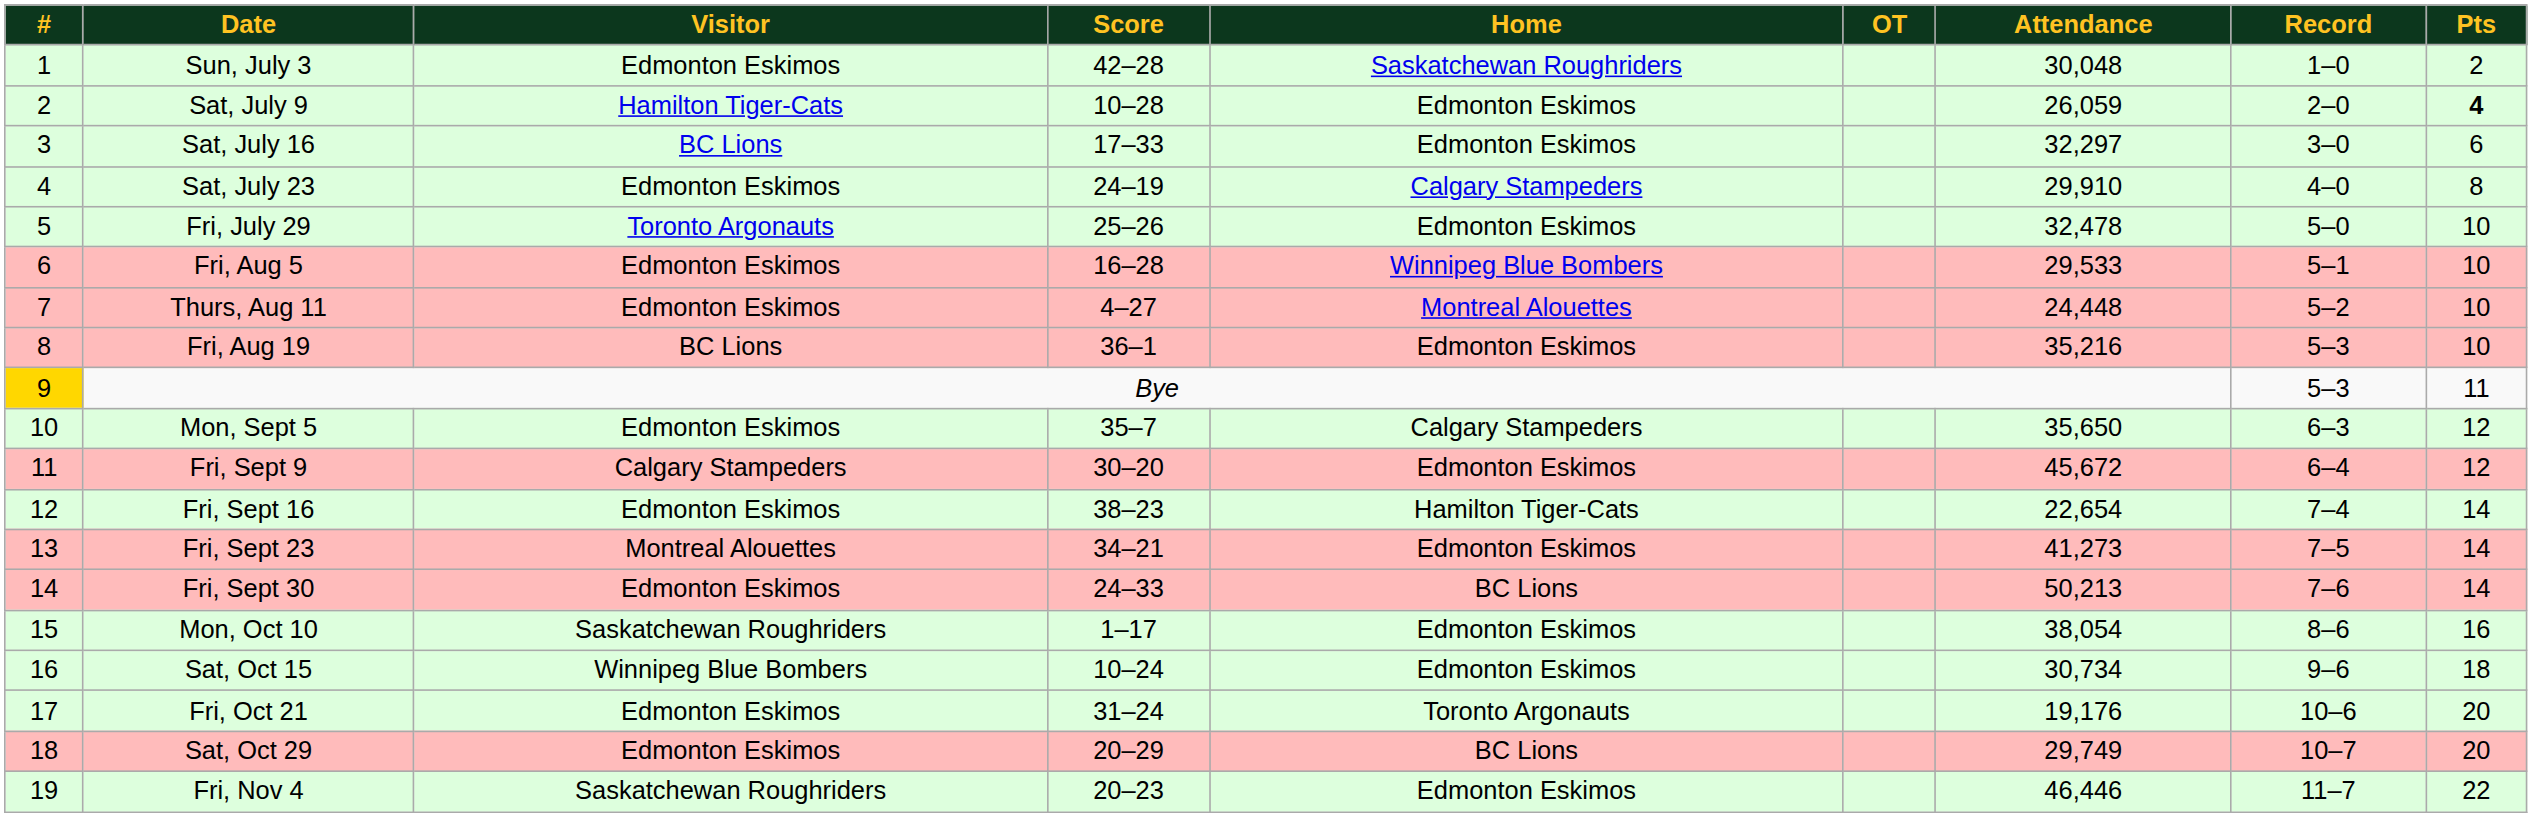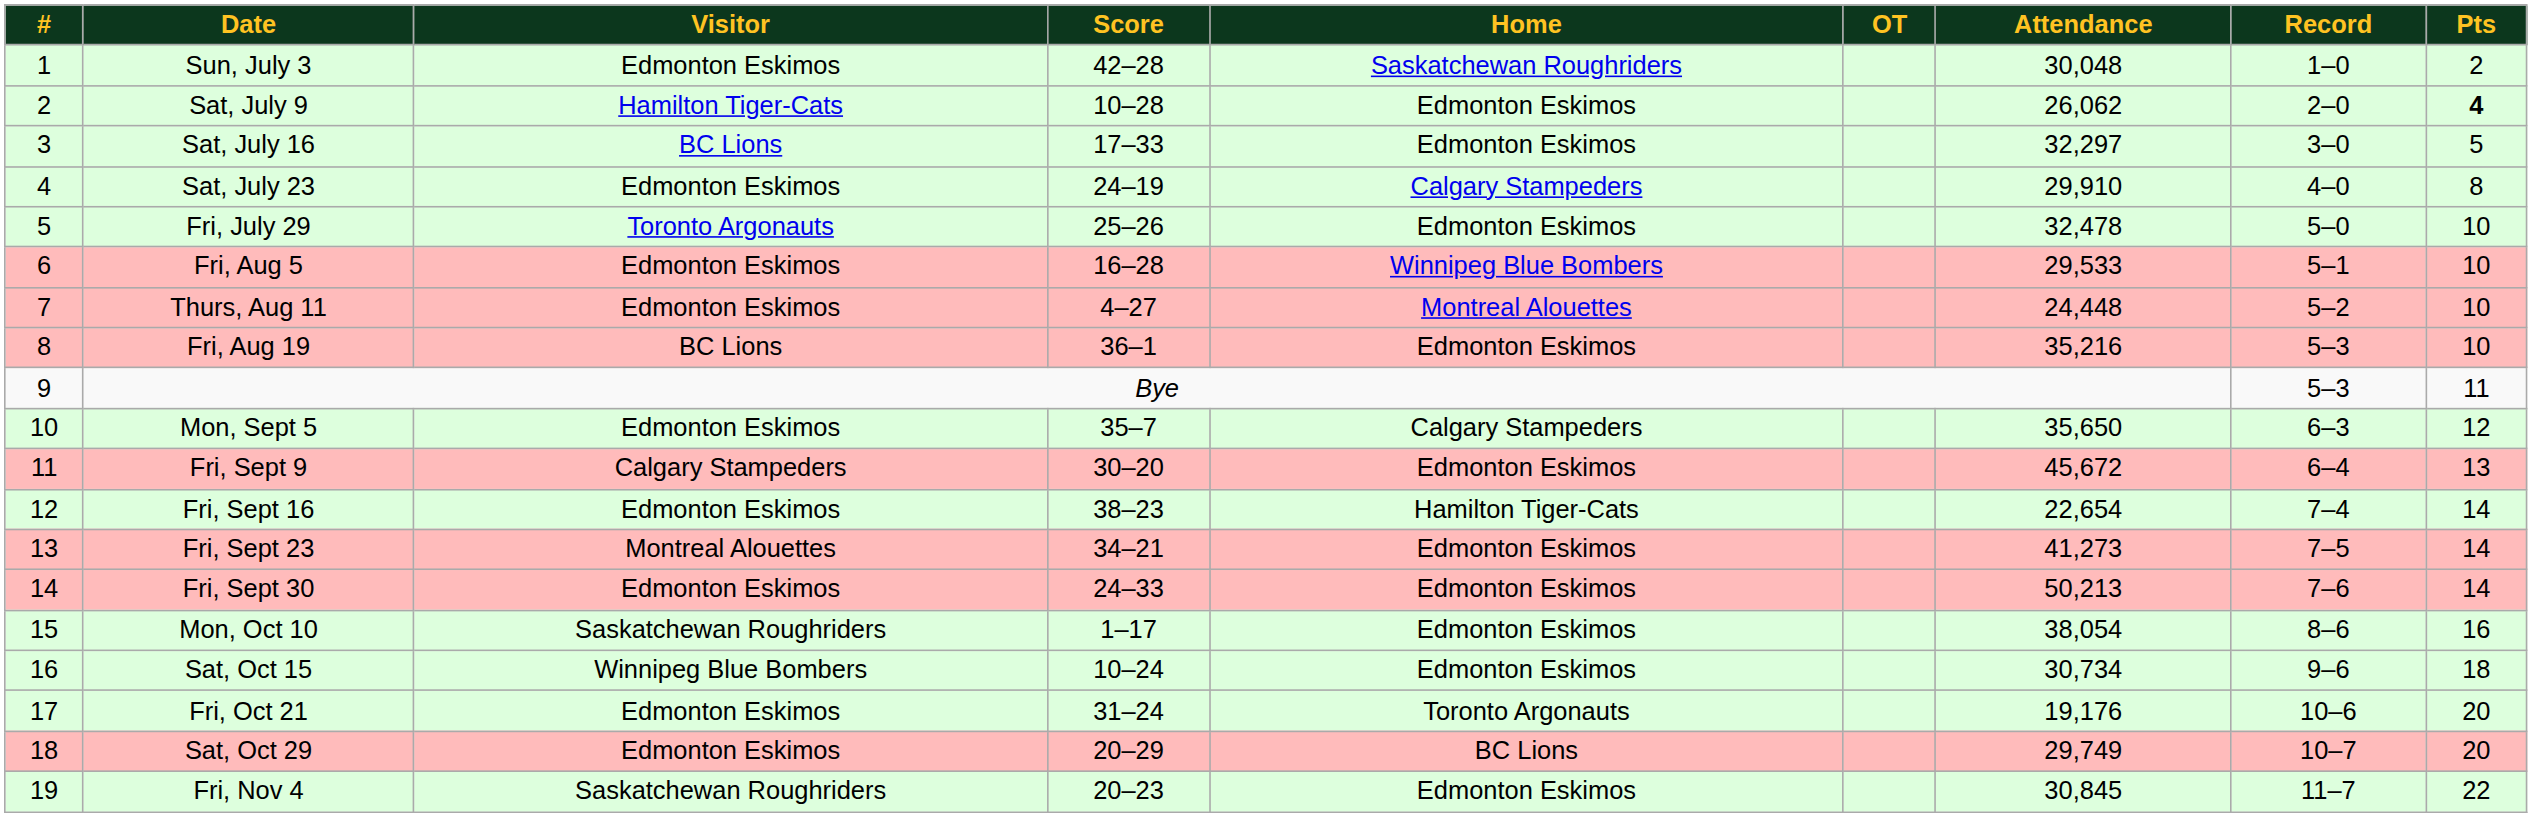(2083, 105) 26,059 -> (2083, 105) 26,062
(2476, 145) 6 -> (2476, 145) 5
(44, 387) gold background -> (44, 387) no background
(2476, 468) 12 -> (2476, 468) 13
(1526, 589) BC Lions -> (1526, 589) Edmonton Eskimos
(2083, 791) 46,446 -> (2083, 791) 30,845
